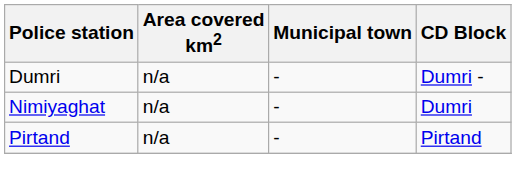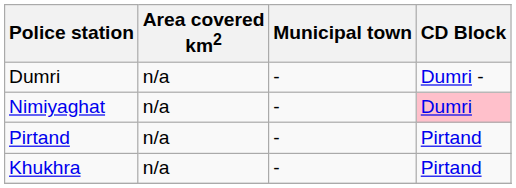(446, 107) no background -> (446, 107) pink background
+ row: (45, 168)
